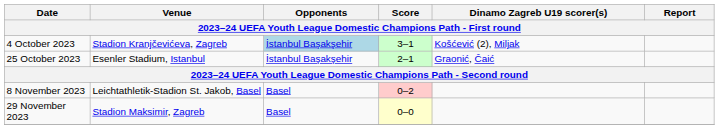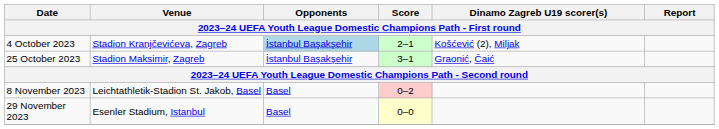(406, 44) 3–1 -> (406, 44) 2–1
(149, 59) Esenler Stadium, Istanbul -> (148, 59) Stadion Maksimir, Zagreb
(406, 59) 2–1 -> (406, 59) 3–1
(148, 112) Stadion Maksimir, Zagreb -> (149, 112) Esenler Stadium, Istanbul
